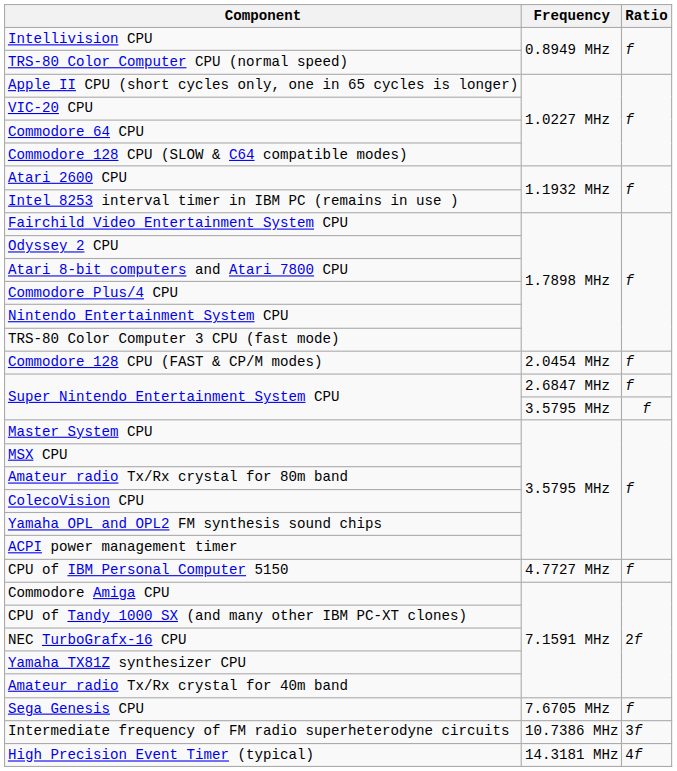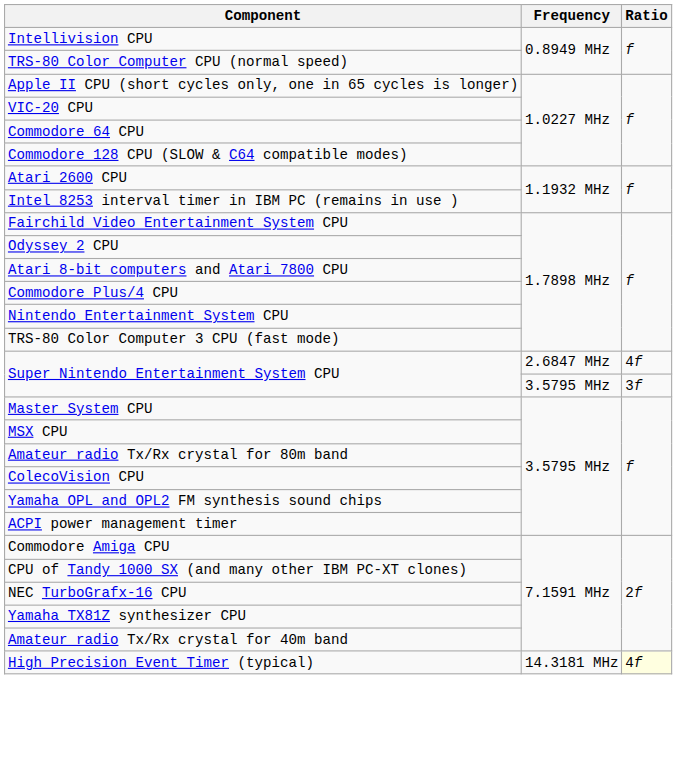- row: (165, 363)
(629, 386) f -> (634, 363) 4f
(646, 409) f -> (634, 386) 3f
- row: (148, 570)
- row: (76, 709)
- row: (259, 732)
(634, 755) no background -> (634, 663) lightyellow background
